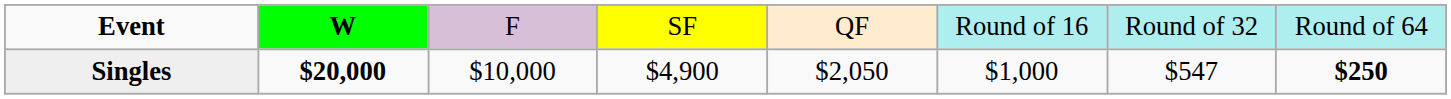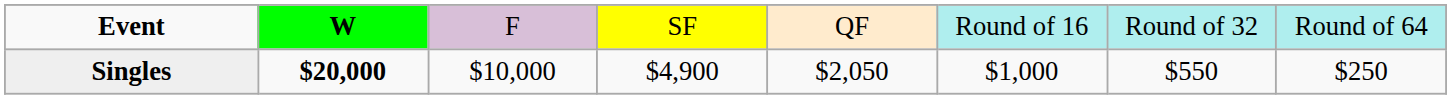(1191, 70) $547 -> (1191, 70) $550
(1361, 70) bold -> (1361, 70) normal
